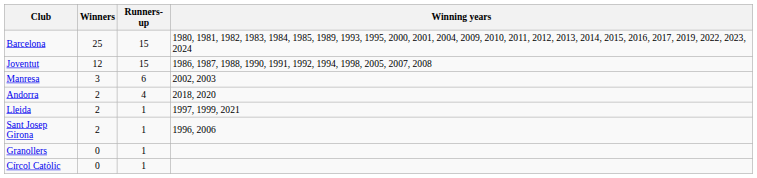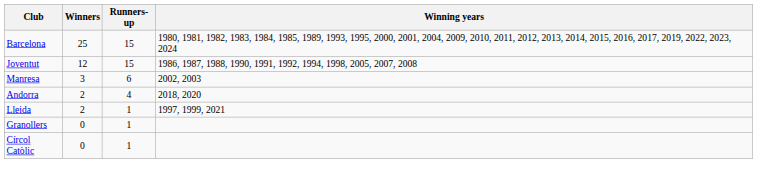- row: (27, 130)
